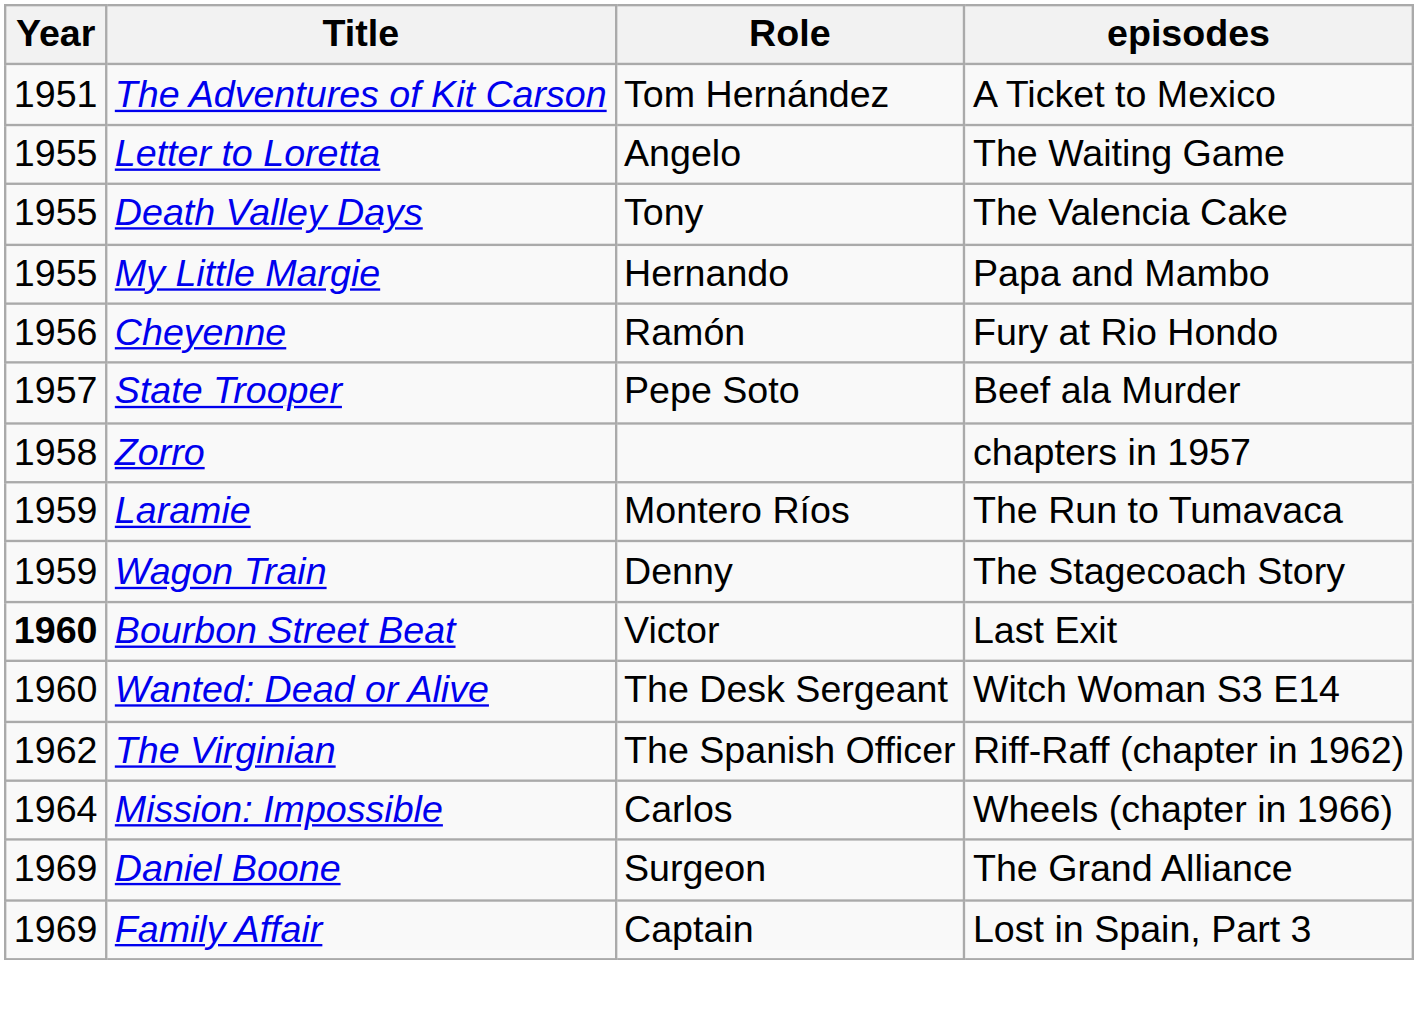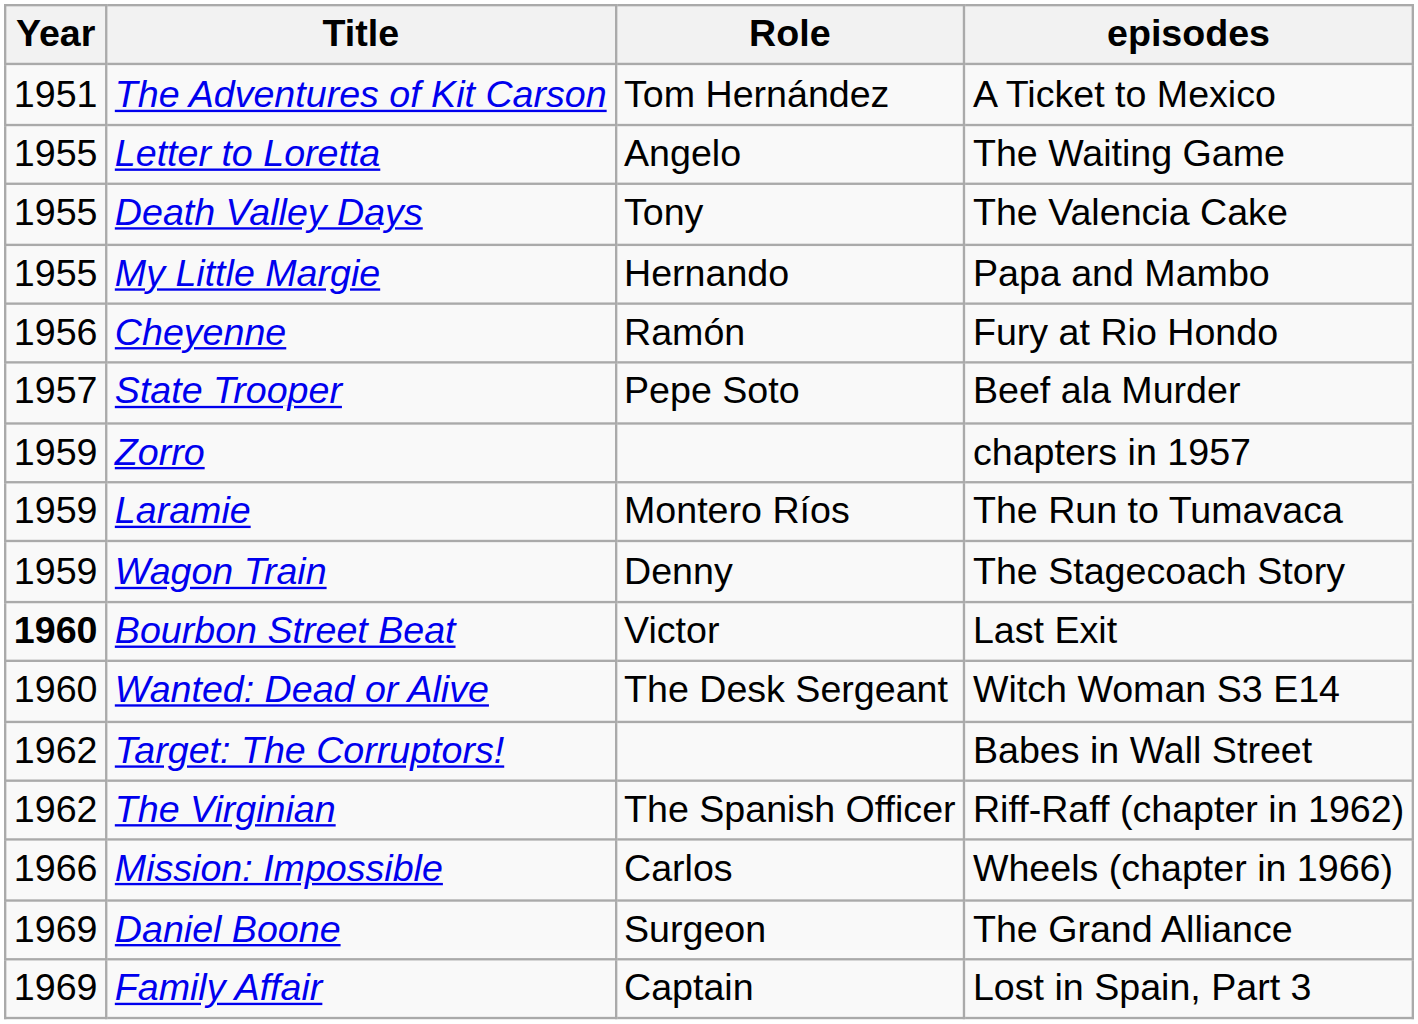(56, 451) 1958 -> (56, 451) 1959
+ row: (310, 749)
(56, 809) 1964 -> (56, 869) 1966
